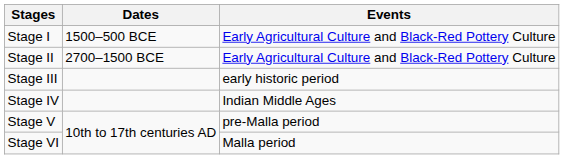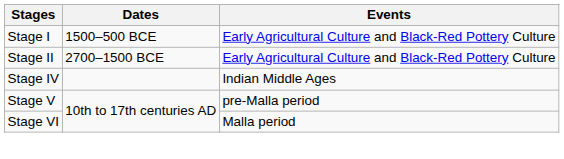- row: (33, 79)
